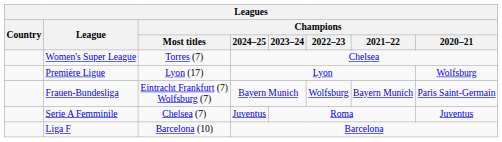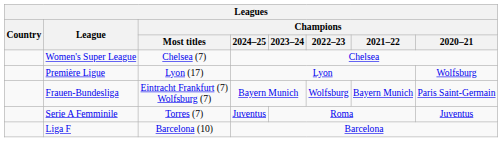(184, 57) Torres (7) -> (184, 57) Chelsea (7)
(184, 114) Chelsea (7) -> (184, 114) Torres (7)
